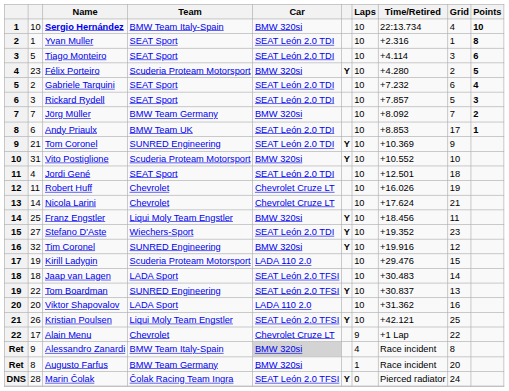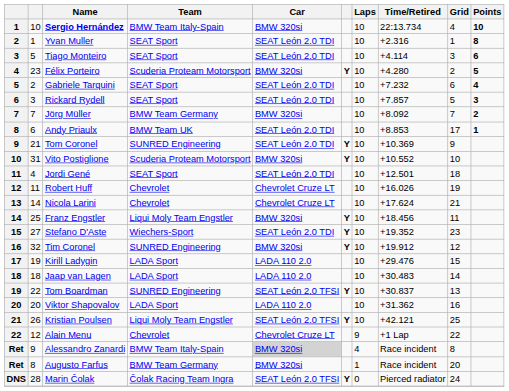(397, 247) +19.916 -> (397, 247) +19.912
(190, 261) Scuderia Proteam Motorsport -> (154, 261) LADA Sport
(297, 276) SEAT León 2.0 TFSI -> (283, 276) LADA 110 2.0
(35, 335) 17 -> (35, 335) 12
